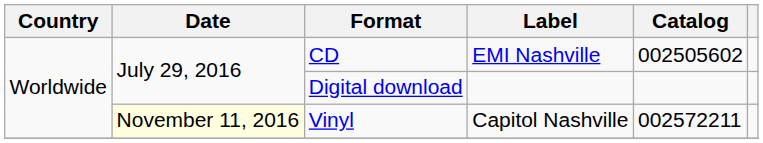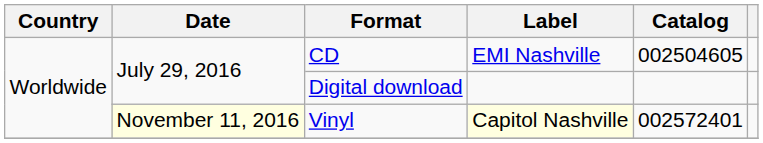(691, 54) 002505602 -> (691, 54) 002504605
(550, 120) no background -> (550, 120) lightyellow background
(690, 120) 002572211 -> (691, 120) 002572401
